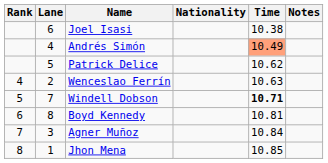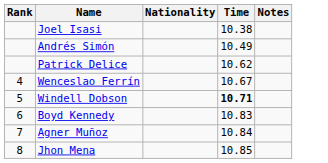- column: (50, 13)
(267, 48) lightsalmon background -> (236, 48) no background
(267, 82) 10.63 -> (236, 82) 10.67
(267, 116) 10.81 -> (236, 116) 10.83
